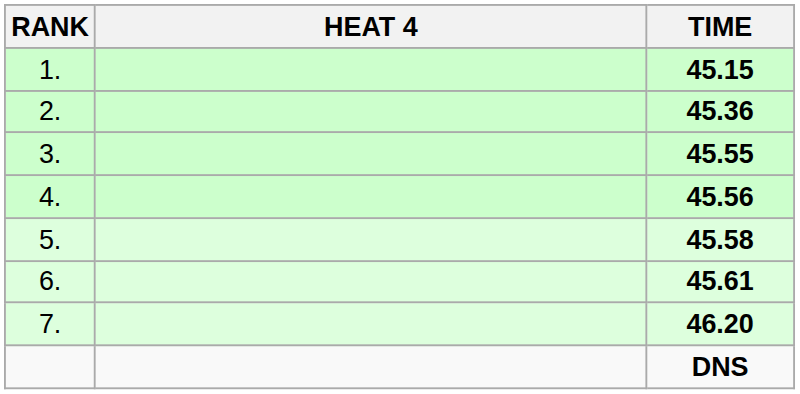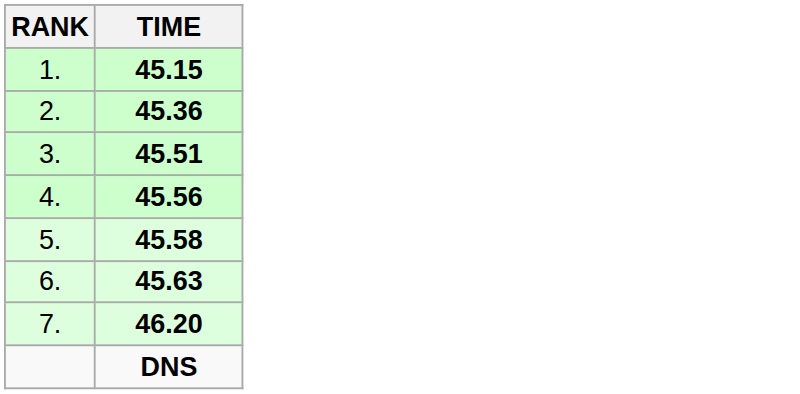- column: (371, 27)
(720, 154) 45.55 -> (169, 154) 45.51
(720, 282) 45.61 -> (169, 282) 45.63
